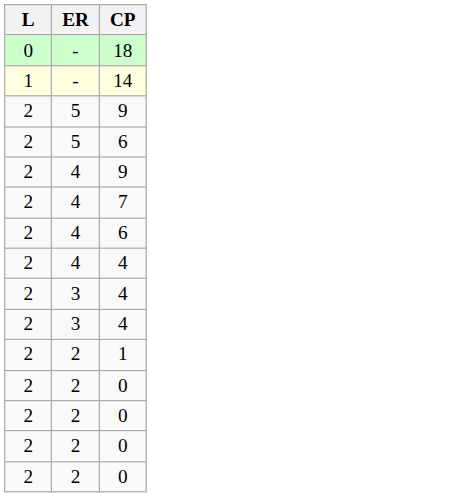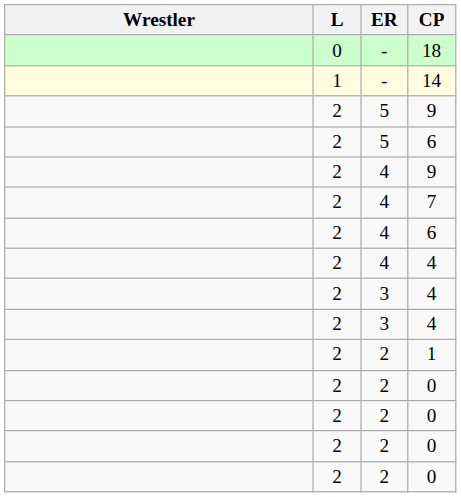+ column: (159, 19)
